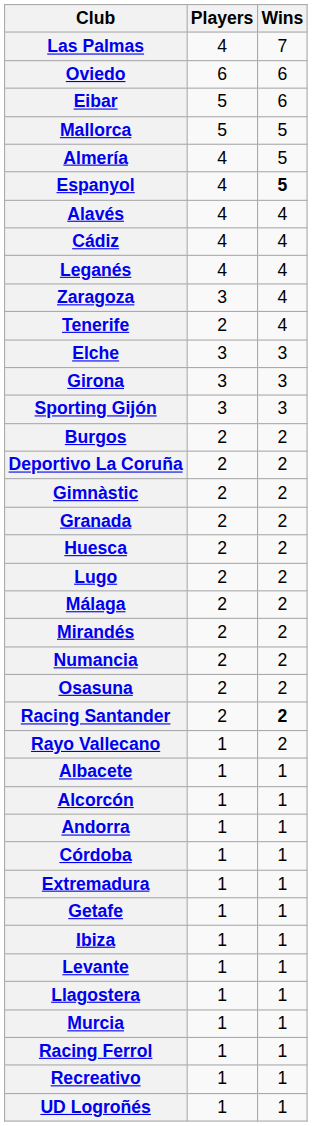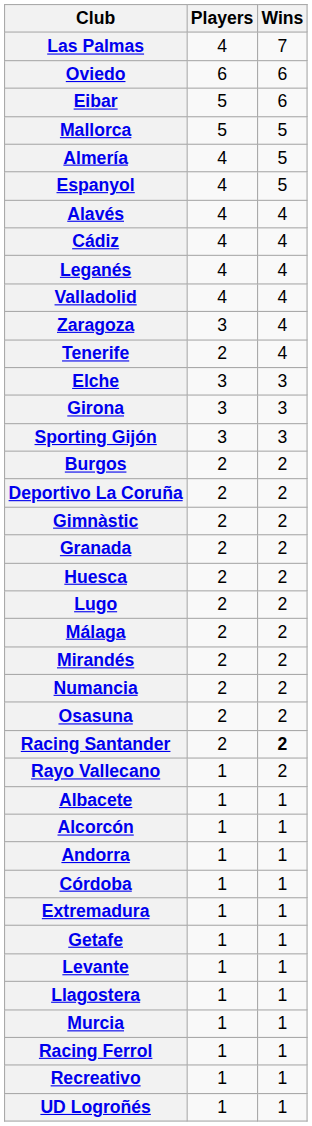(282, 185) bold -> (282, 185) normal
+ row: (96, 297)
- row: (96, 939)
